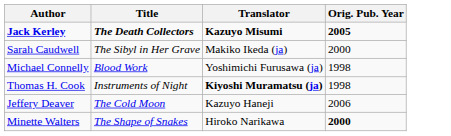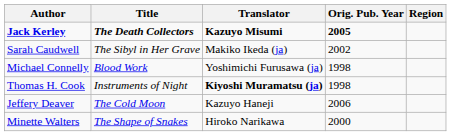+ column: (426, 13)
(339, 49) 2000 -> (339, 49) 2002
(339, 121) bold -> (339, 121) normal
